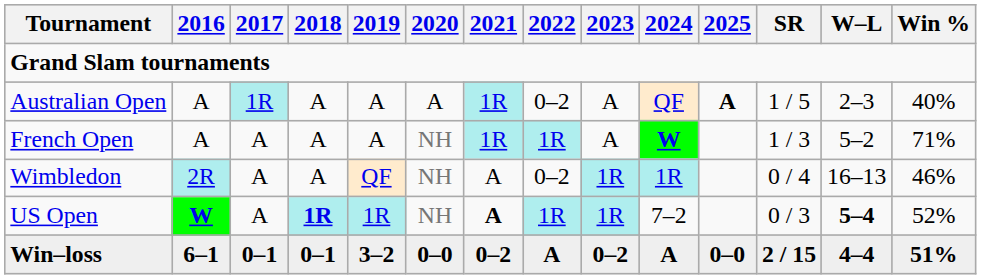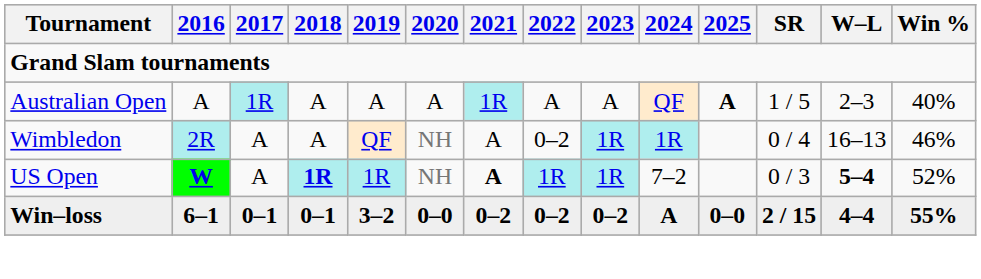(552, 100) 0–2 -> (552, 100) A
- row: (72, 138)
(552, 254) A -> (552, 215) 0–2
(934, 254) 51% -> (934, 215) 55%
